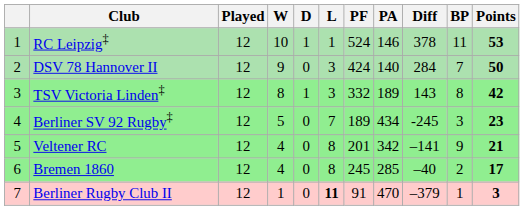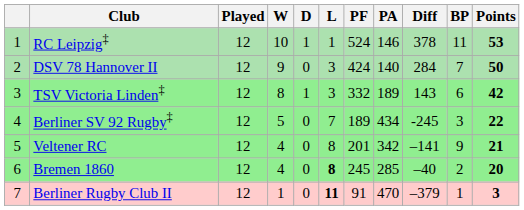(460, 93) 8 -> (460, 93) 6
(496, 120) 23 -> (496, 120) 22
(332, 169) normal -> (332, 169) bold
(496, 169) 17 -> (496, 169) 20
